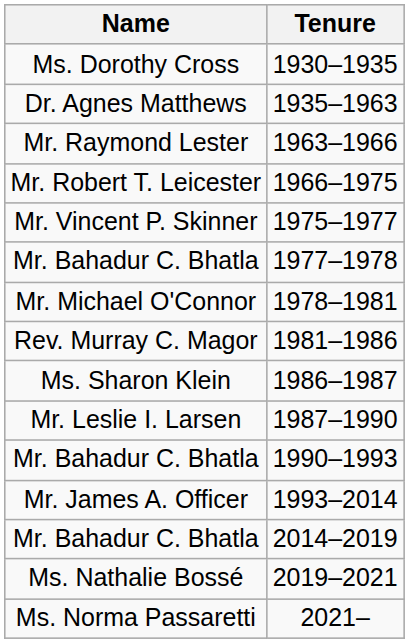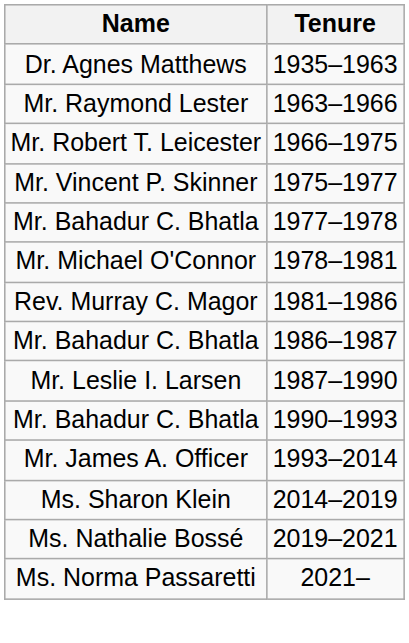- row: (335, 63)
(136, 380) Ms. Sharon Klein -> (136, 340) Mr. Bahadur C. Bhatla
(136, 538) Mr. Bahadur C. Bhatla -> (136, 499) Ms. Sharon Klein
